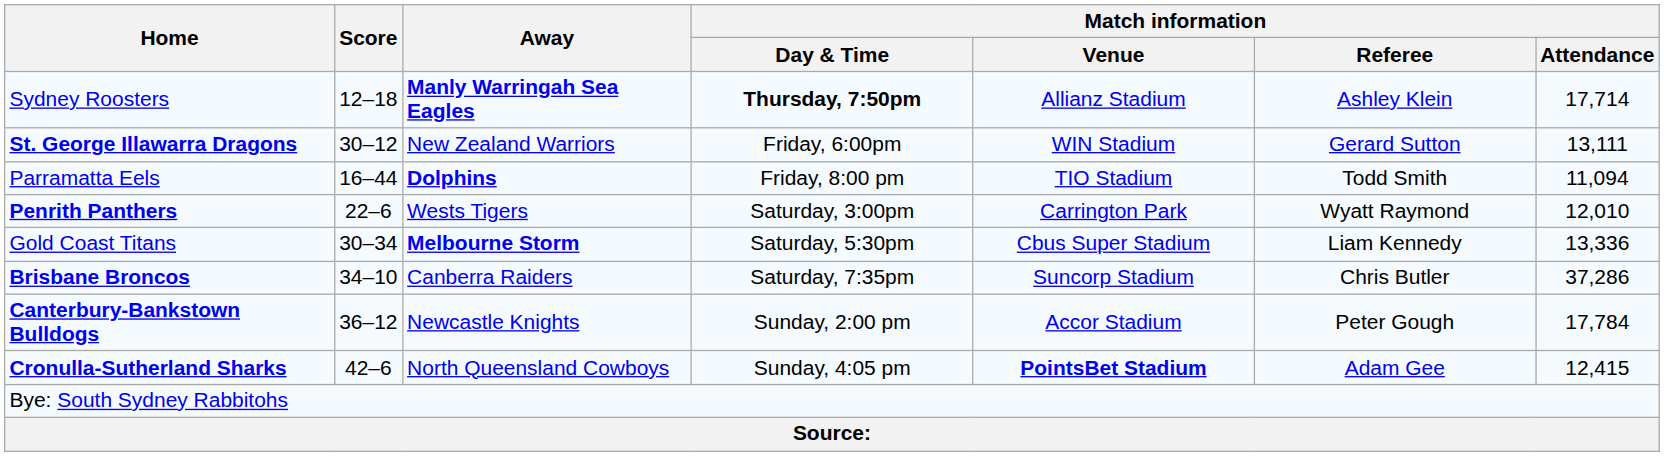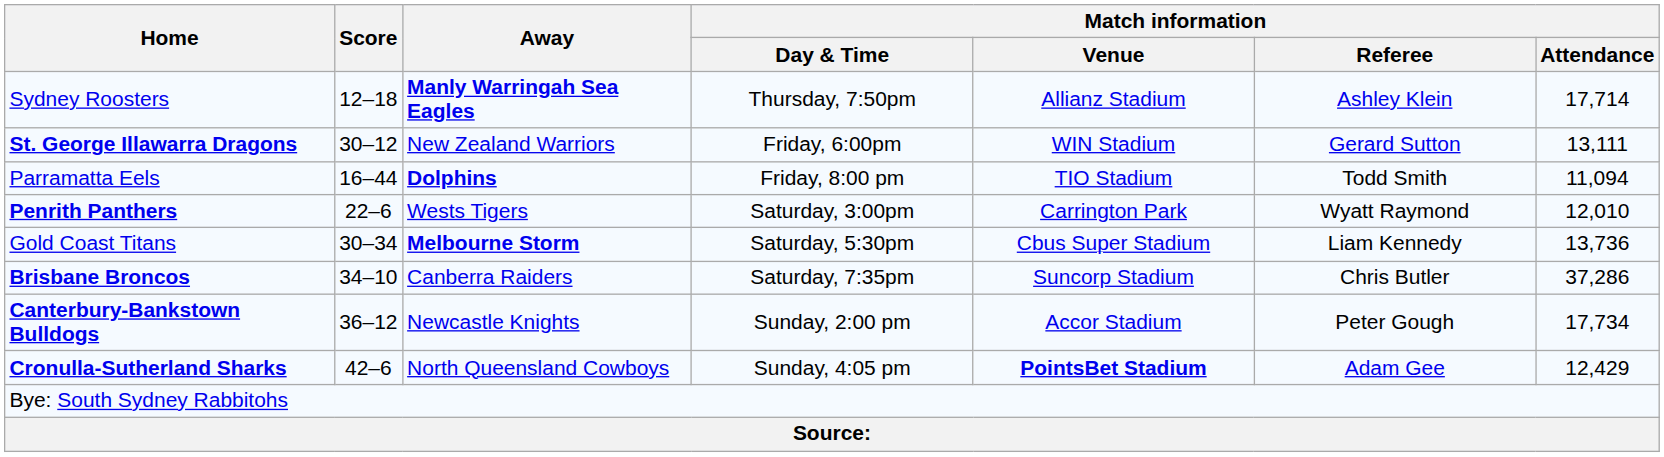(832, 99) bold -> (832, 99) normal
(1597, 244) 13,336 -> (1597, 244) 13,736
(1597, 322) 17,784 -> (1597, 322) 17,734
(1597, 367) 12,415 -> (1597, 367) 12,429
